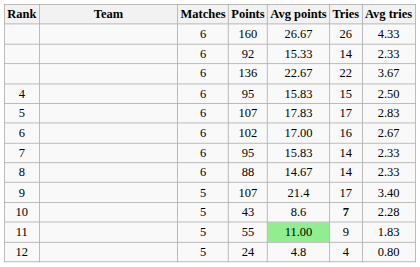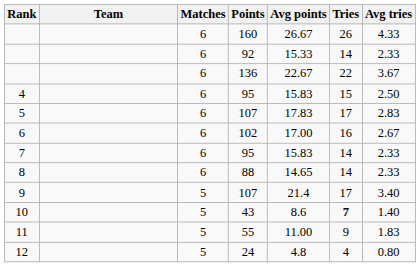(298, 172) 14.67 -> (298, 172) 14.65
(389, 212) 2.28 -> (389, 212) 1.40
(298, 232) lightgreen background -> (298, 232) no background
